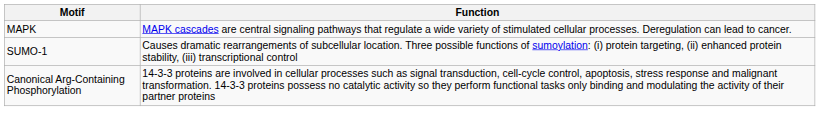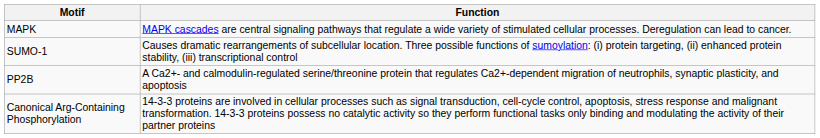+ row: (20, 79)
